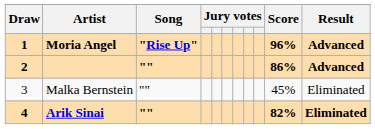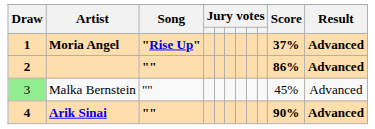(283, 45) 96% -> (286, 45) 37%
(24, 90) no background -> (27, 90) lightgreen background
(336, 90) Eliminated -> (336, 90) Advanced
(283, 112) 82% -> (286, 112) 90%
(336, 112) Eliminated -> (336, 112) Advanced
